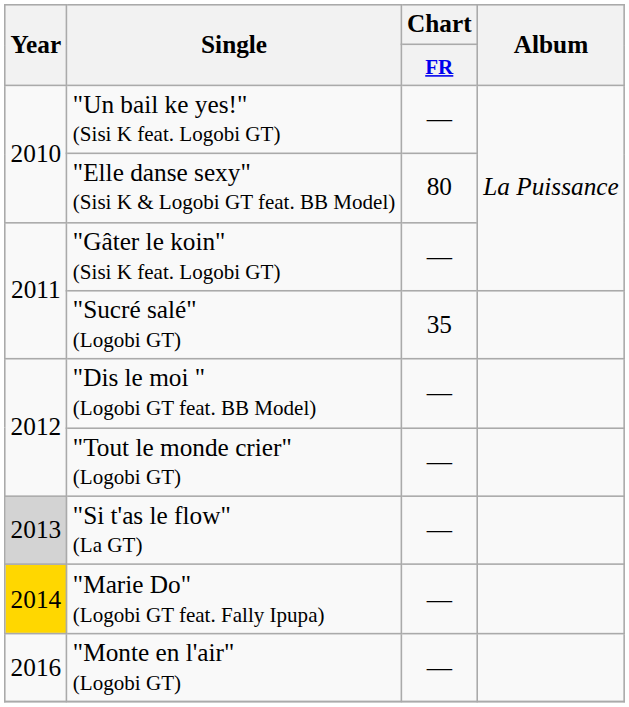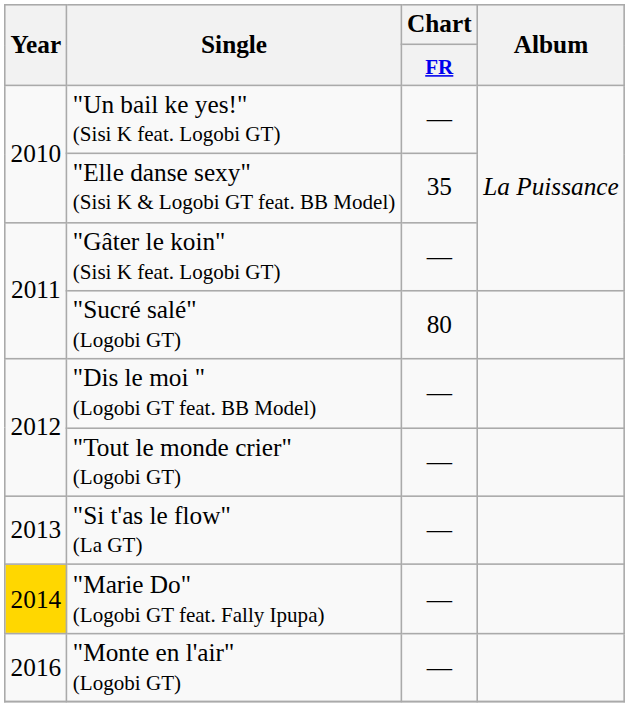(439, 187) 80 -> (439, 187) 35
(439, 324) 35 -> (439, 324) 80
(36, 530) lightgrey background -> (36, 530) no background
